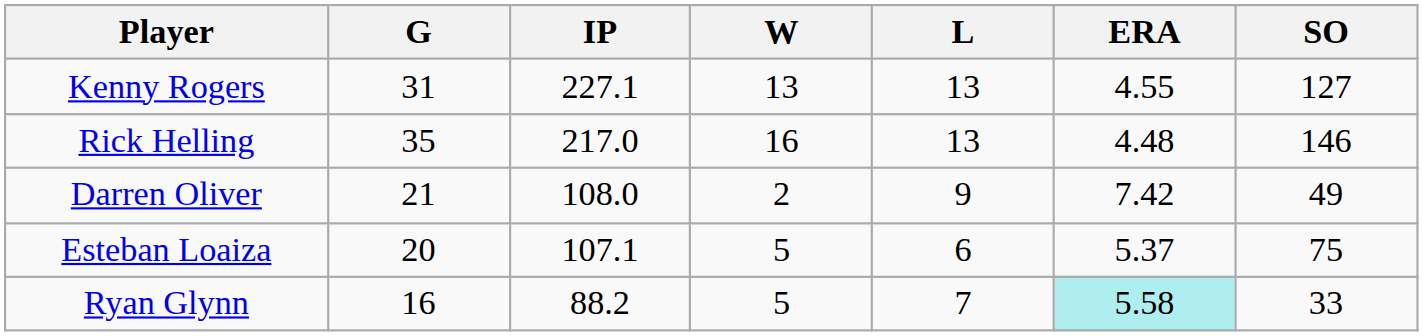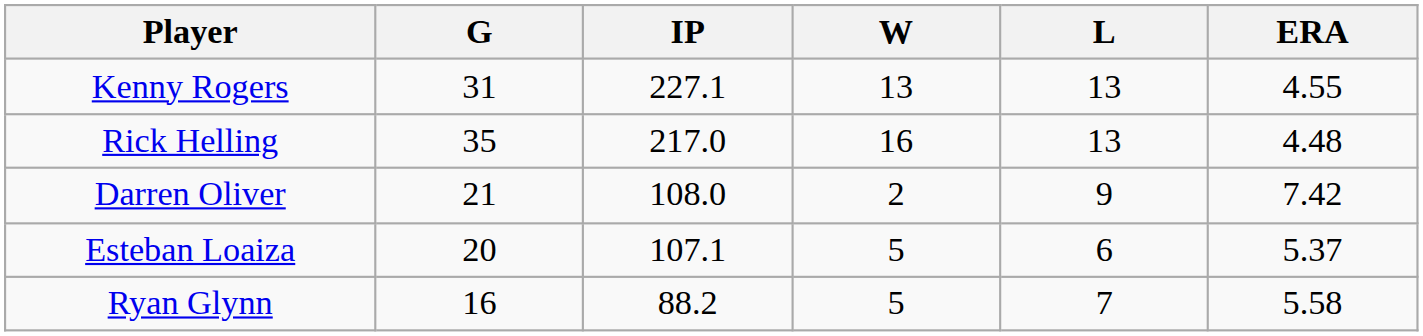- column: (1326, 31)
(1144, 303) paleturquoise background -> (1313, 303) no background
